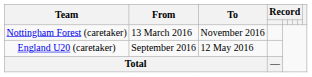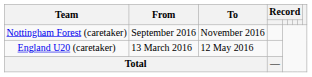(162, 32) 13 March 2016 -> (164, 32) September 2016
(164, 48) September 2016 -> (162, 48) 13 March 2016
